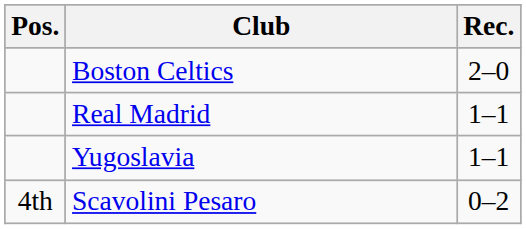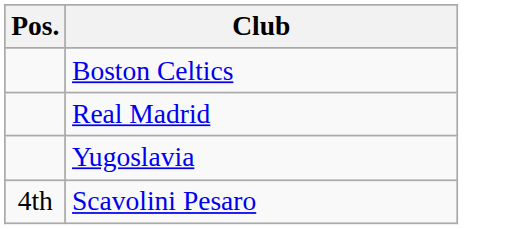- column: (489, 26)
